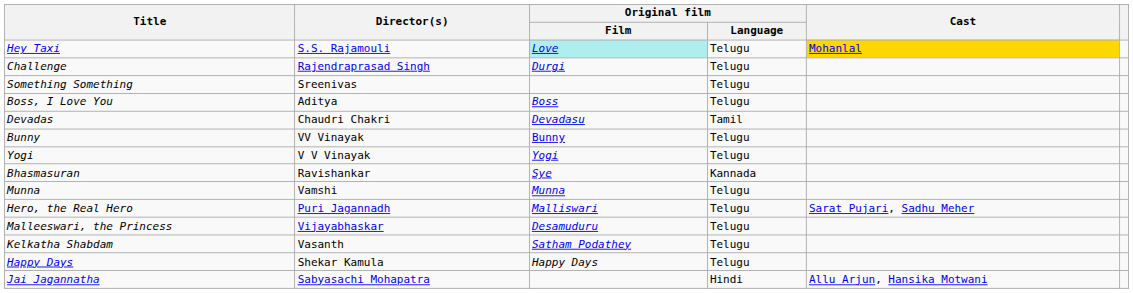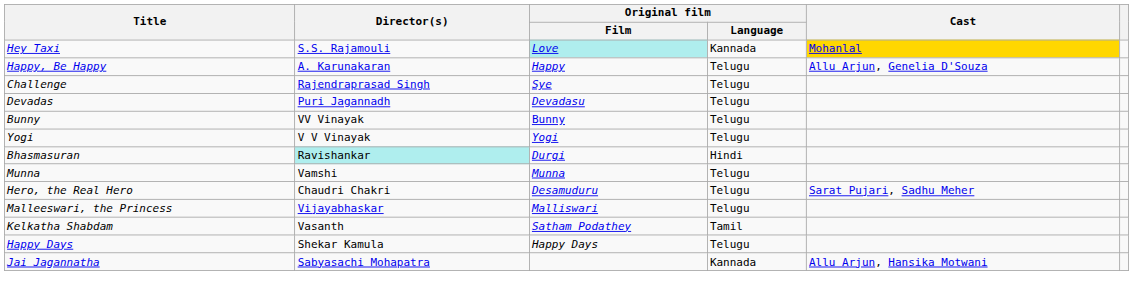(730, 49) Telugu -> (733, 49) Kannada
+ row: (57, 67)
(548, 67) Durgi -> (542, 85) Sye
- row: (70, 85)
- row: (60, 102)
(344, 120) Chaudri Chakri -> (344, 102) Puri Jagannadh
(726, 120) Tamil -> (730, 102) Telugu
(334, 173) no background -> (334, 156) paleturquoise background
(542, 173) Sye -> (548, 156) Durgi
(733, 173) Kannada -> (726, 156) Hindi
(344, 209) Puri Jagannadh -> (344, 191) Chaudri Chakri
(565, 209) Malliswari -> (565, 191) Desamuduru
(565, 227) Desamuduru -> (565, 209) Malliswari
(730, 244) Telugu -> (726, 227) Tamil
(726, 280) Hindi -> (733, 262) Kannada
